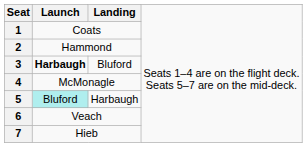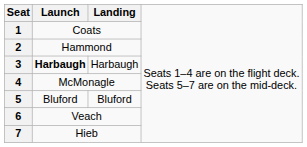(115, 64) Bluford -> (115, 64) Harbaugh
(60, 99) paleturquoise background -> (60, 99) no background
(115, 99) Harbaugh -> (115, 99) Bluford
